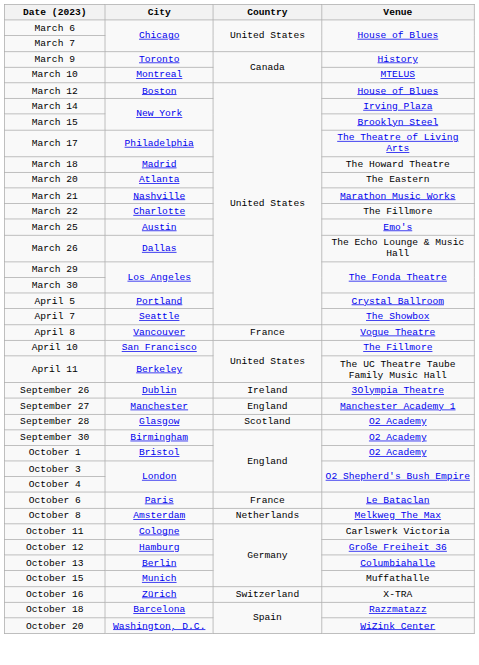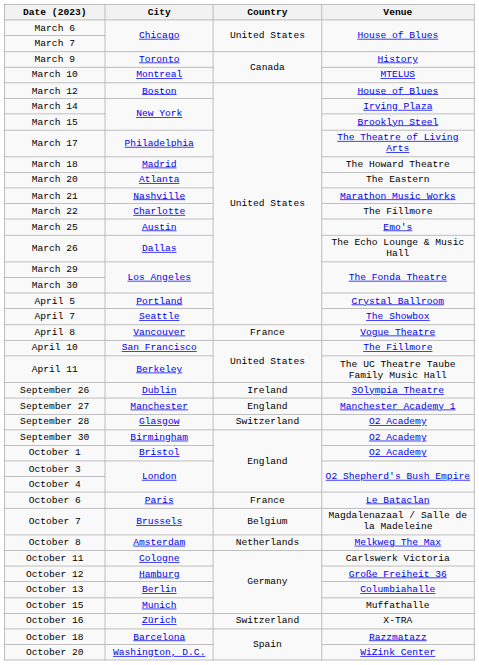(267, 422) Scotland -> (267, 422) Switzerland
+ row: (55, 521)
